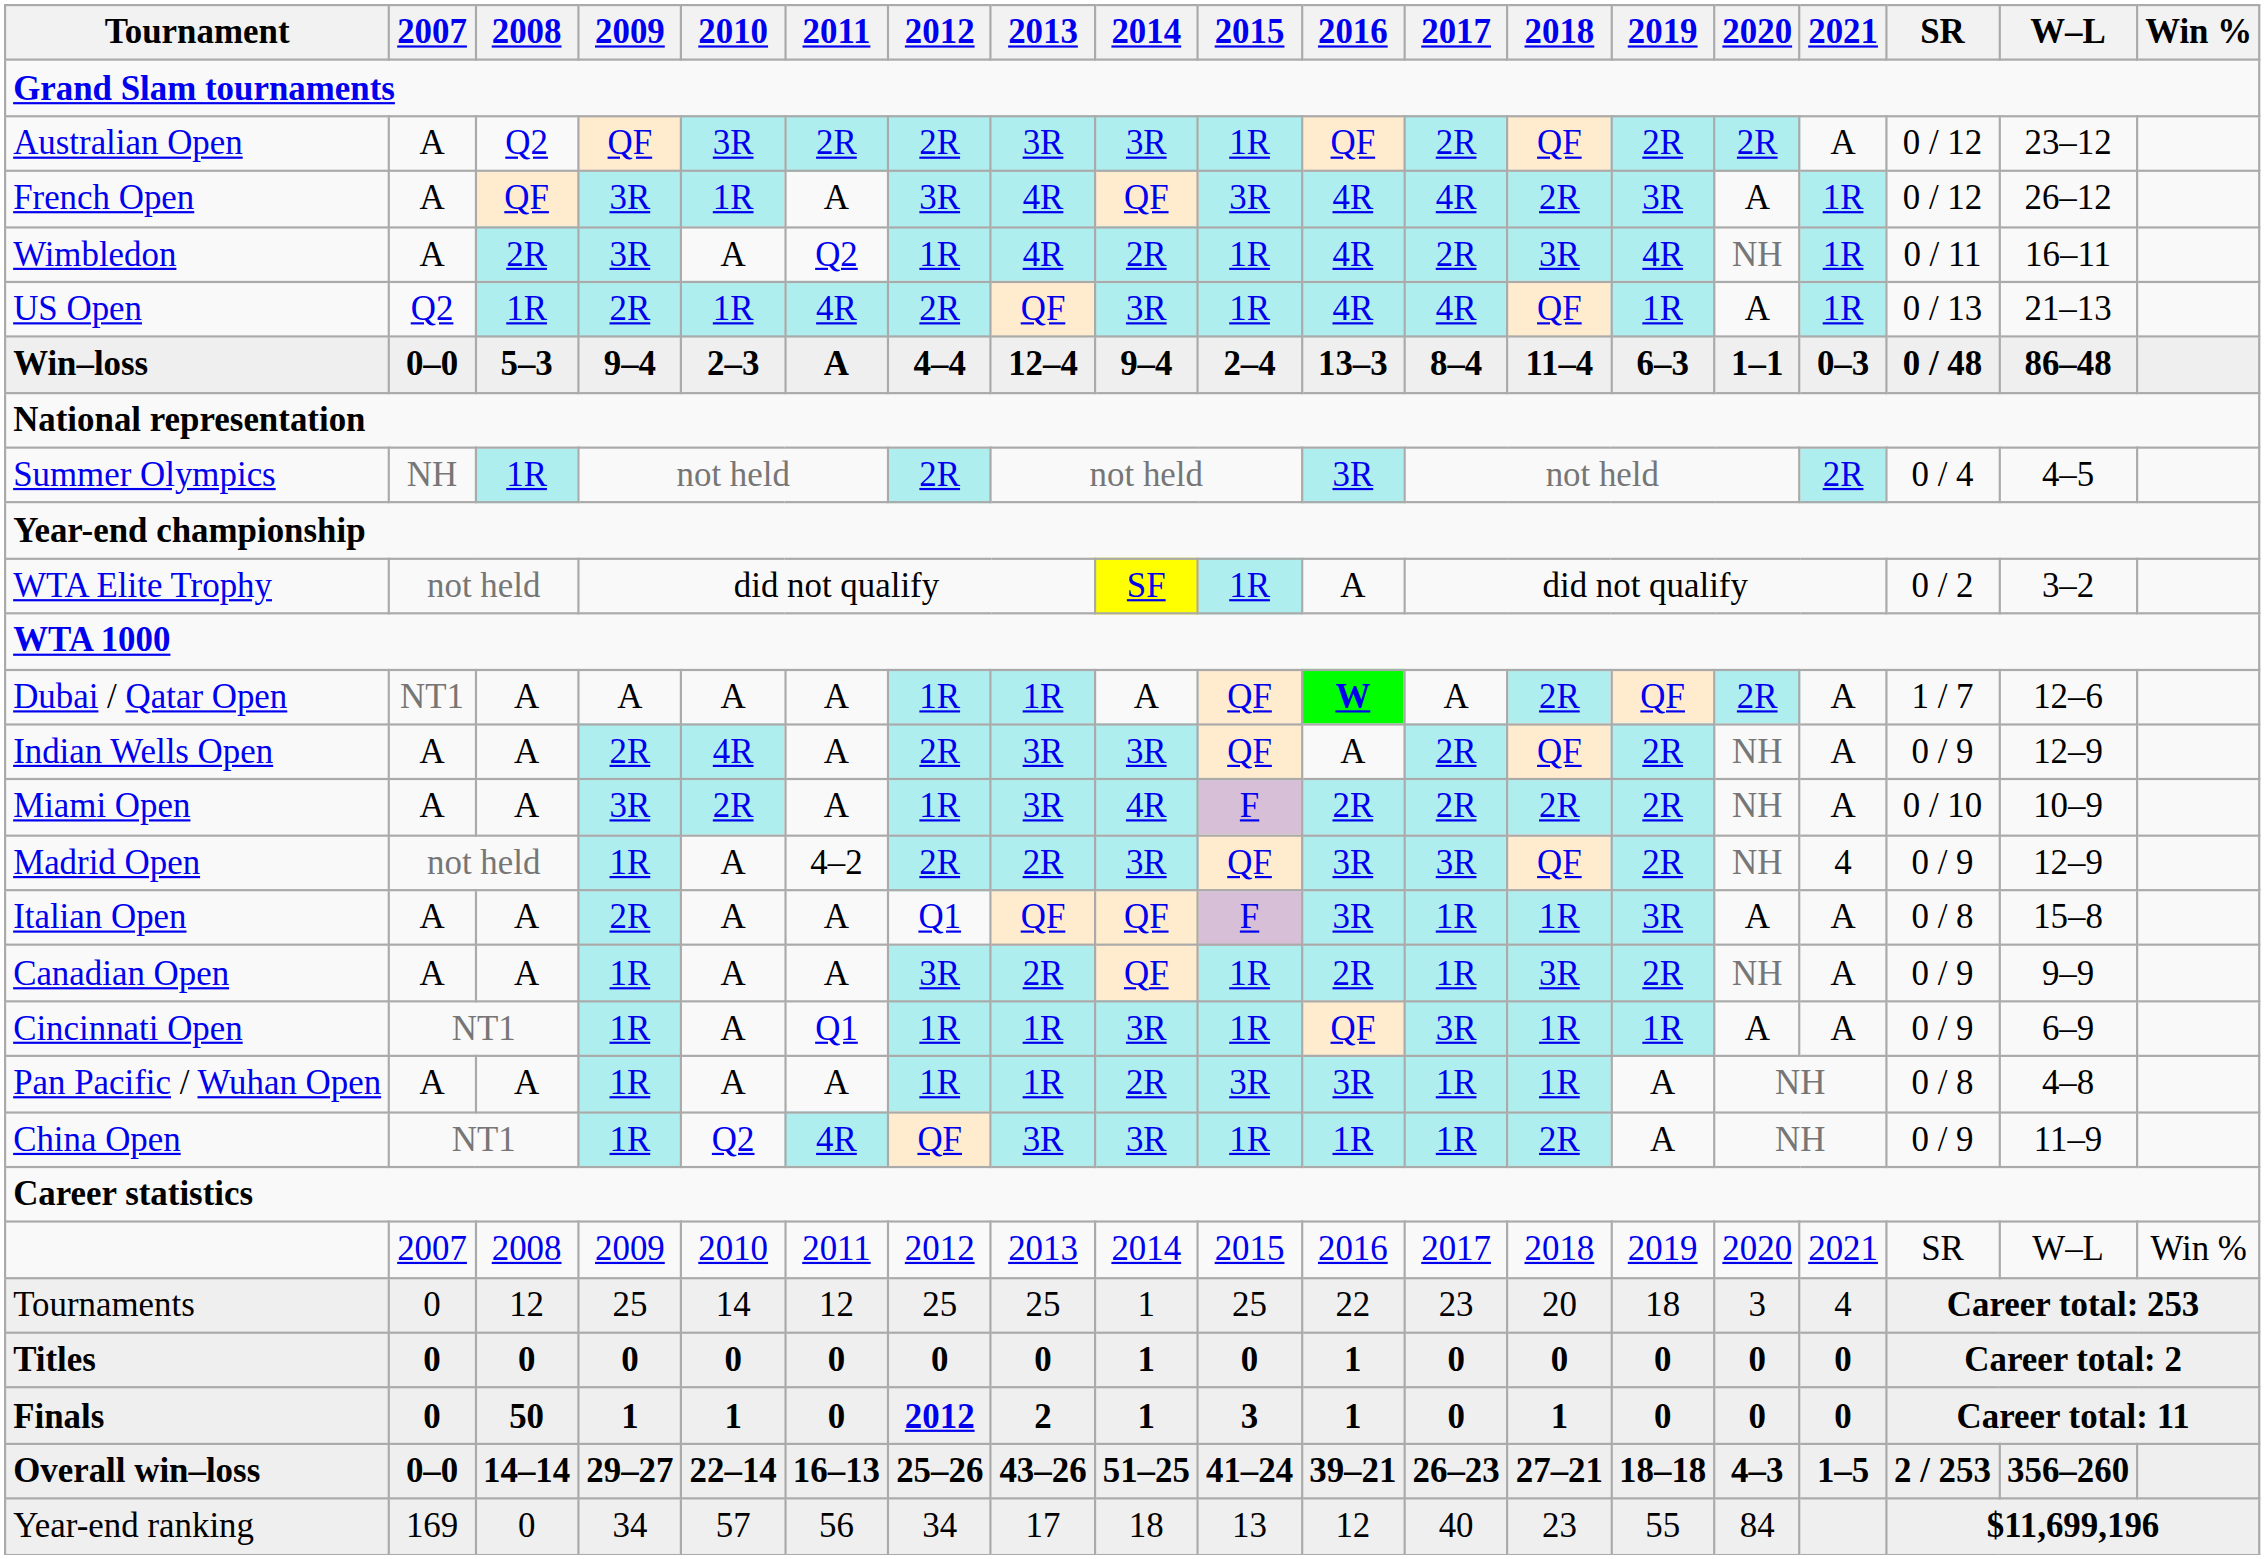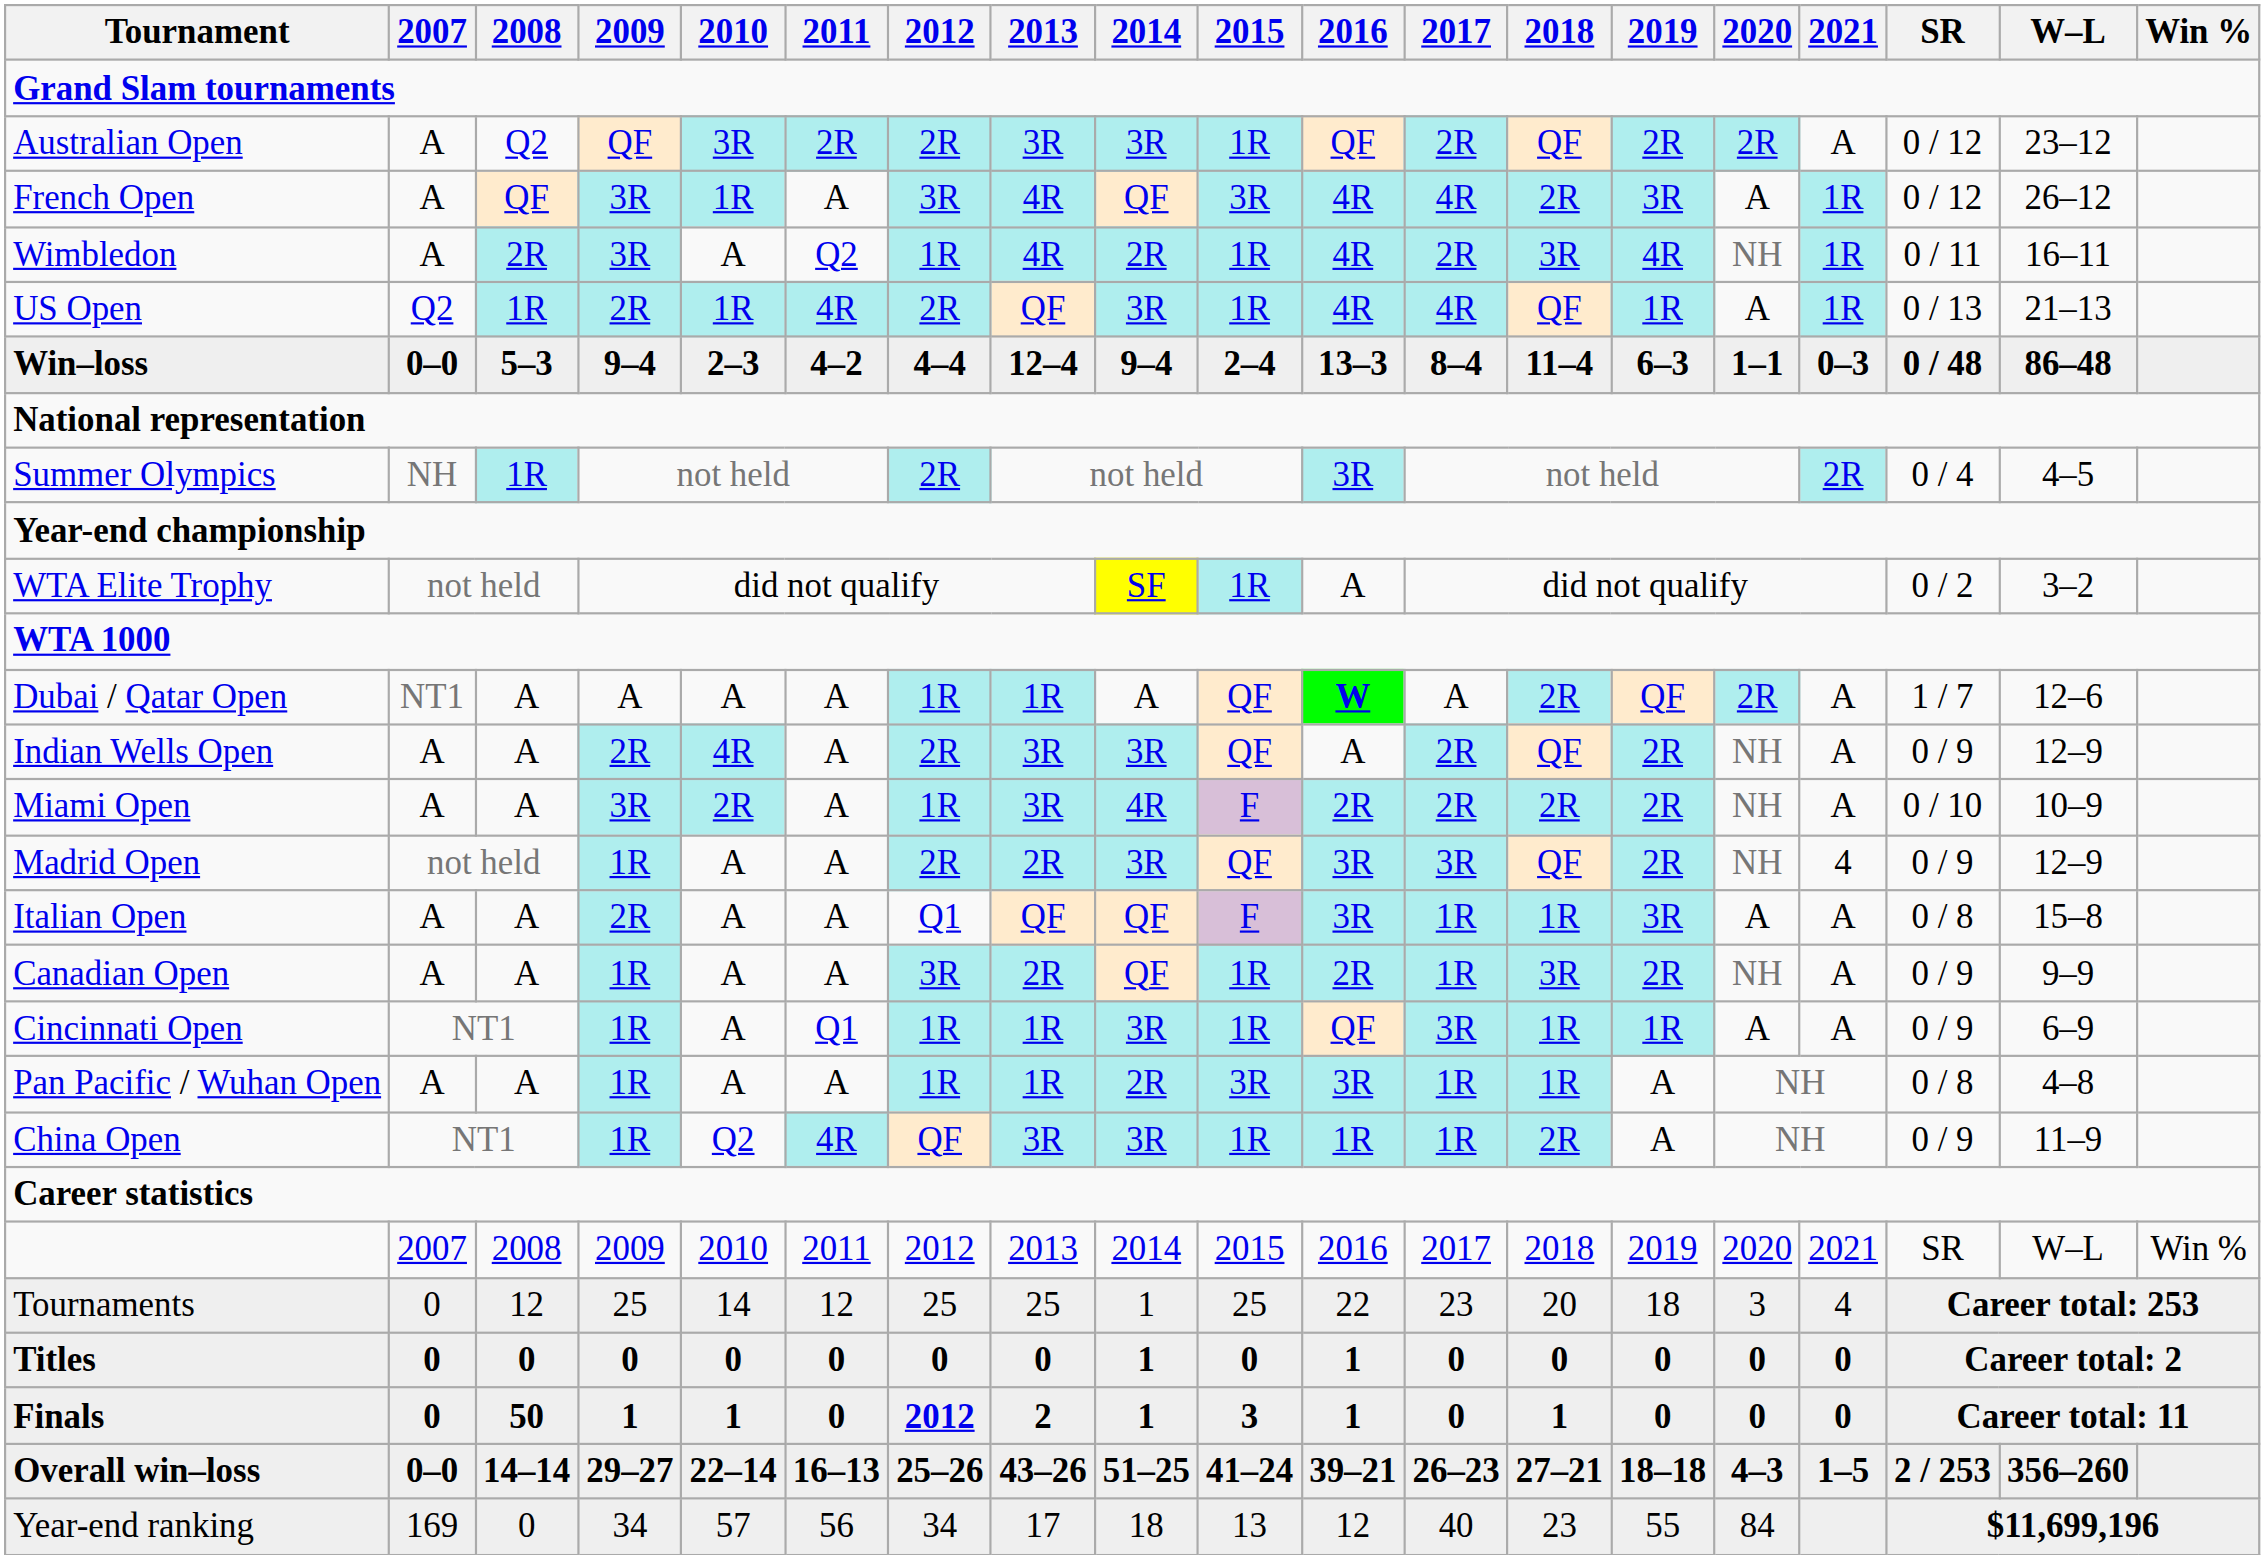(836, 364) A -> (836, 364) 4–2
(836, 861) 4–2 -> (836, 861) A
